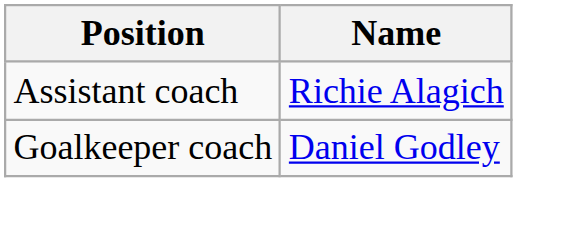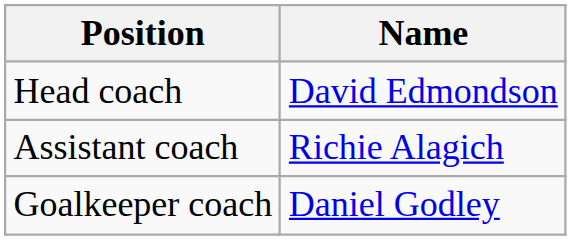+ row: (98, 90)
